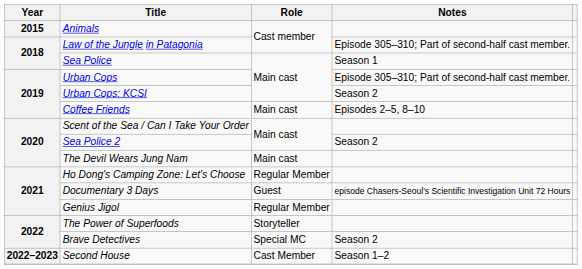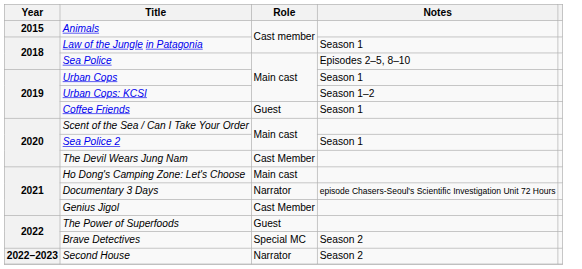(452, 45) Episode 305–310; Part of second-half cast member. -> (341, 45) Season 1
(356, 61) Season 1 -> (365, 61) Episodes 2–5, 8–10
(452, 77) Episode 305–310; Part of second-half cast member. -> (341, 77) Season 1
(356, 93) Season 2 -> (347, 93) Season 1–2
(275, 110) Main cast -> (267, 110) Guest
(380, 110) Episodes 2–5, 8–10 -> (341, 110) Season 1
(356, 142) Season 2 -> (341, 142) Season 1
(275, 158) Main cast -> (284, 158) Cast Member
(292, 175) Regular Member -> (275, 175) Main cast
(267, 191) Guest -> (272, 191) Narrator
(292, 207) Regular Member -> (284, 207) Cast Member
(277, 223) Storyteller -> (267, 223) Guest
(284, 256) Cast Member -> (272, 256) Narrator
(362, 256) Season 1–2 -> (341, 256) Season 2
